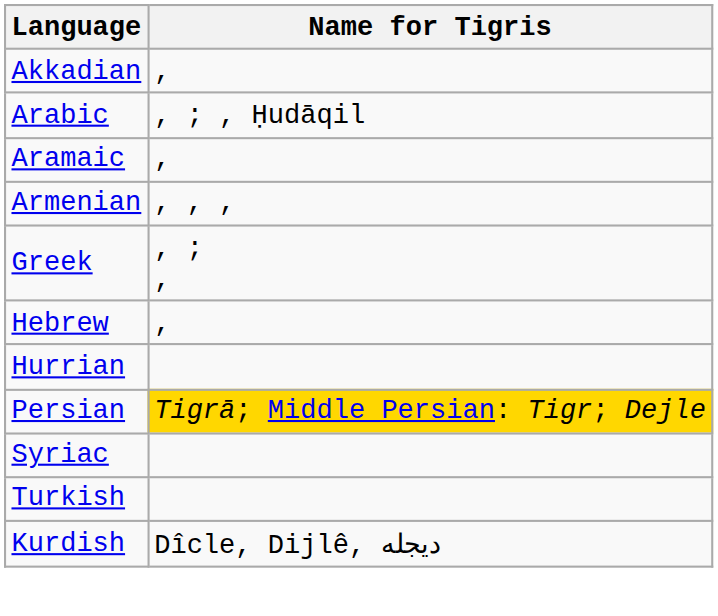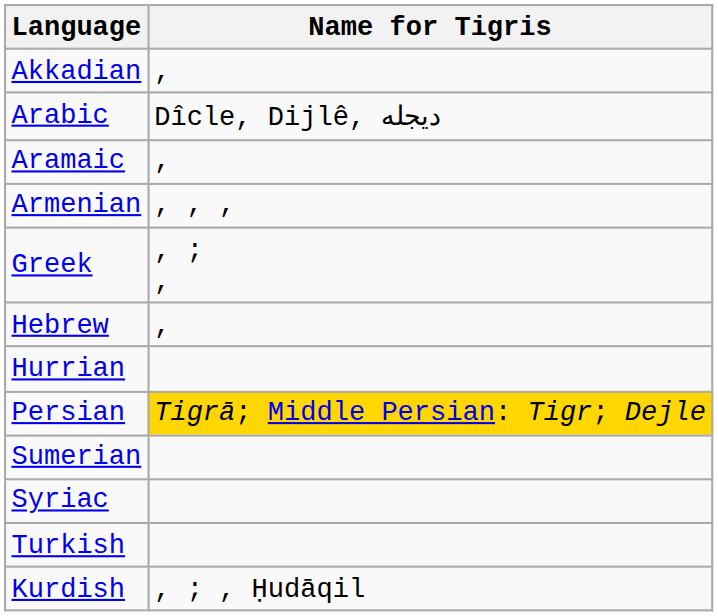(260, 115) , ; , Ḥudāqil -> (298, 117) Dîcle, Dijlê, دیجلە
+ row: (76, 457)
(298, 545) Dîcle, Dijlê, دیجلە -> (260, 589) , ; , Ḥudāqil
